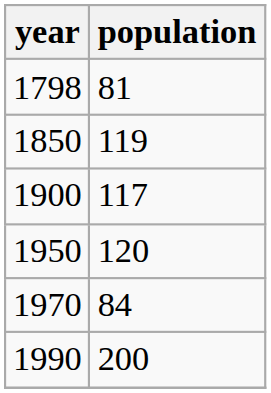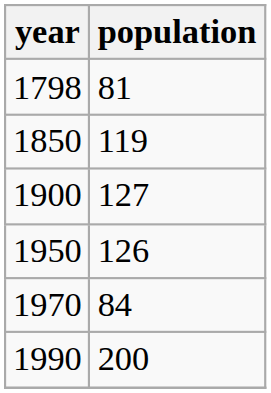(123, 195) 117 -> (123, 195) 127
(123, 250) 120 -> (123, 250) 126
